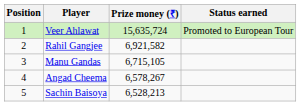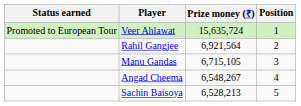columns swapped: (24, 13) <-> (238, 13)
(145, 46) 6,921,582 -> (221, 46) 6,921,564
(145, 77) 6,578,267 -> (221, 77) 6,548,267
